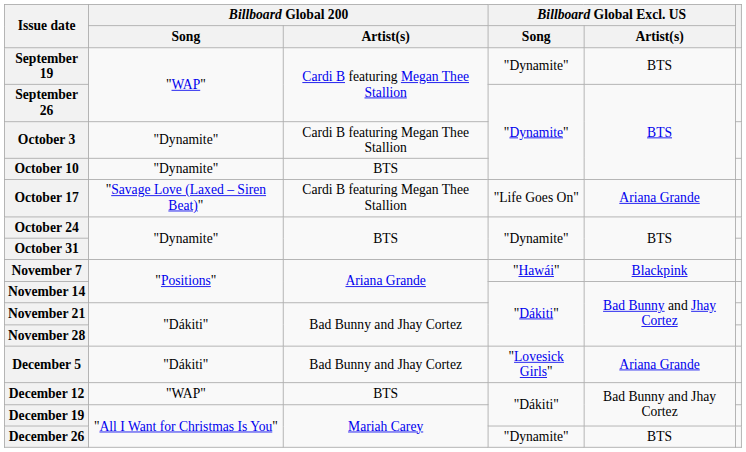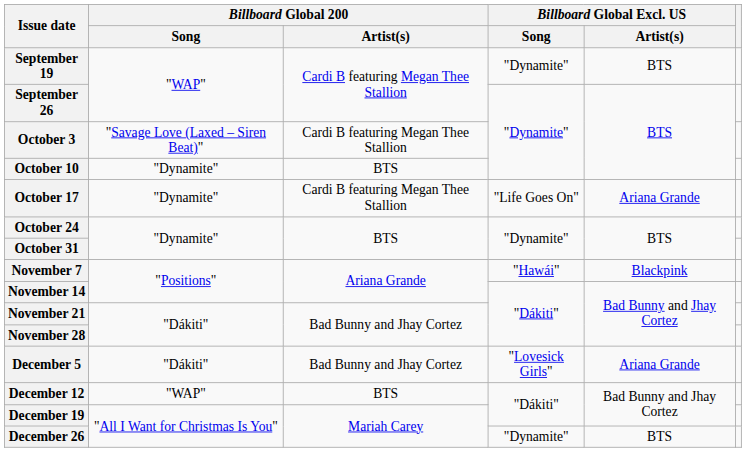(186, 139) "Dynamite" -> (186, 139) "Savage Love (Laxed – Siren Beat)"
(186, 198) "Savage Love (Laxed – Siren Beat)" -> (186, 198) "Dynamite"
